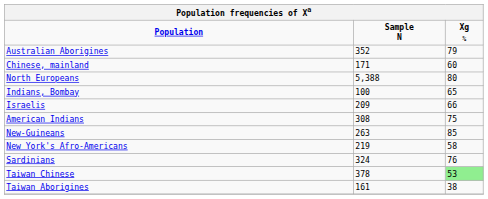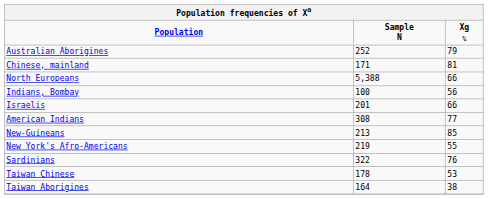(363, 51) 352 -> (363, 51) 252
(452, 65) 60 -> (452, 65) 81
(452, 78) 80 -> (452, 78) 66
(452, 92) 65 -> (452, 92) 56
(363, 105) 209 -> (363, 105) 201
(452, 119) 75 -> (452, 119) 77
(363, 133) 263 -> (363, 133) 213
(452, 146) 58 -> (452, 146) 55
(363, 160) 324 -> (363, 160) 322
(363, 173) 378 -> (363, 173) 178
(452, 173) lightgreen background -> (452, 173) no background
(363, 187) 161 -> (363, 187) 164
